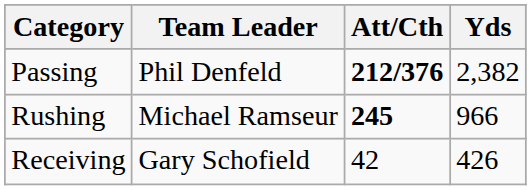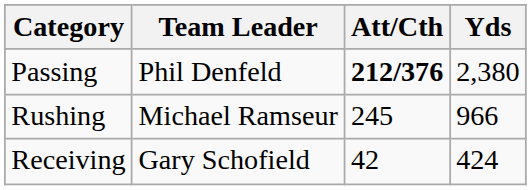(488, 71) 2,382 -> (488, 71) 2,380
(372, 116) bold -> (372, 116) normal
(477, 160) 426 -> (477, 160) 424
